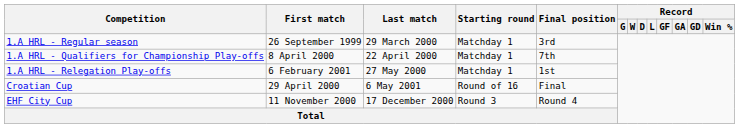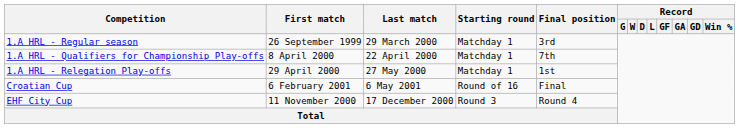(309, 71) 6 February 2001 -> (304, 71) 29 April 2000
(304, 86) 29 April 2000 -> (309, 86) 6 February 2001
